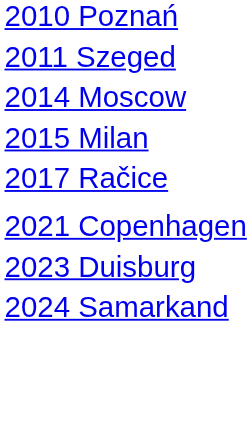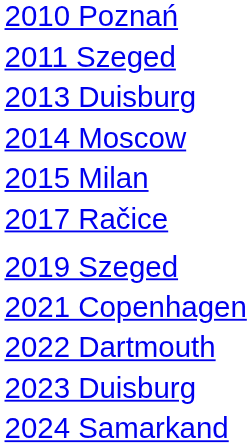+ row: (100, 97)
+ row: (91, 266)
+ row: (110, 347)
